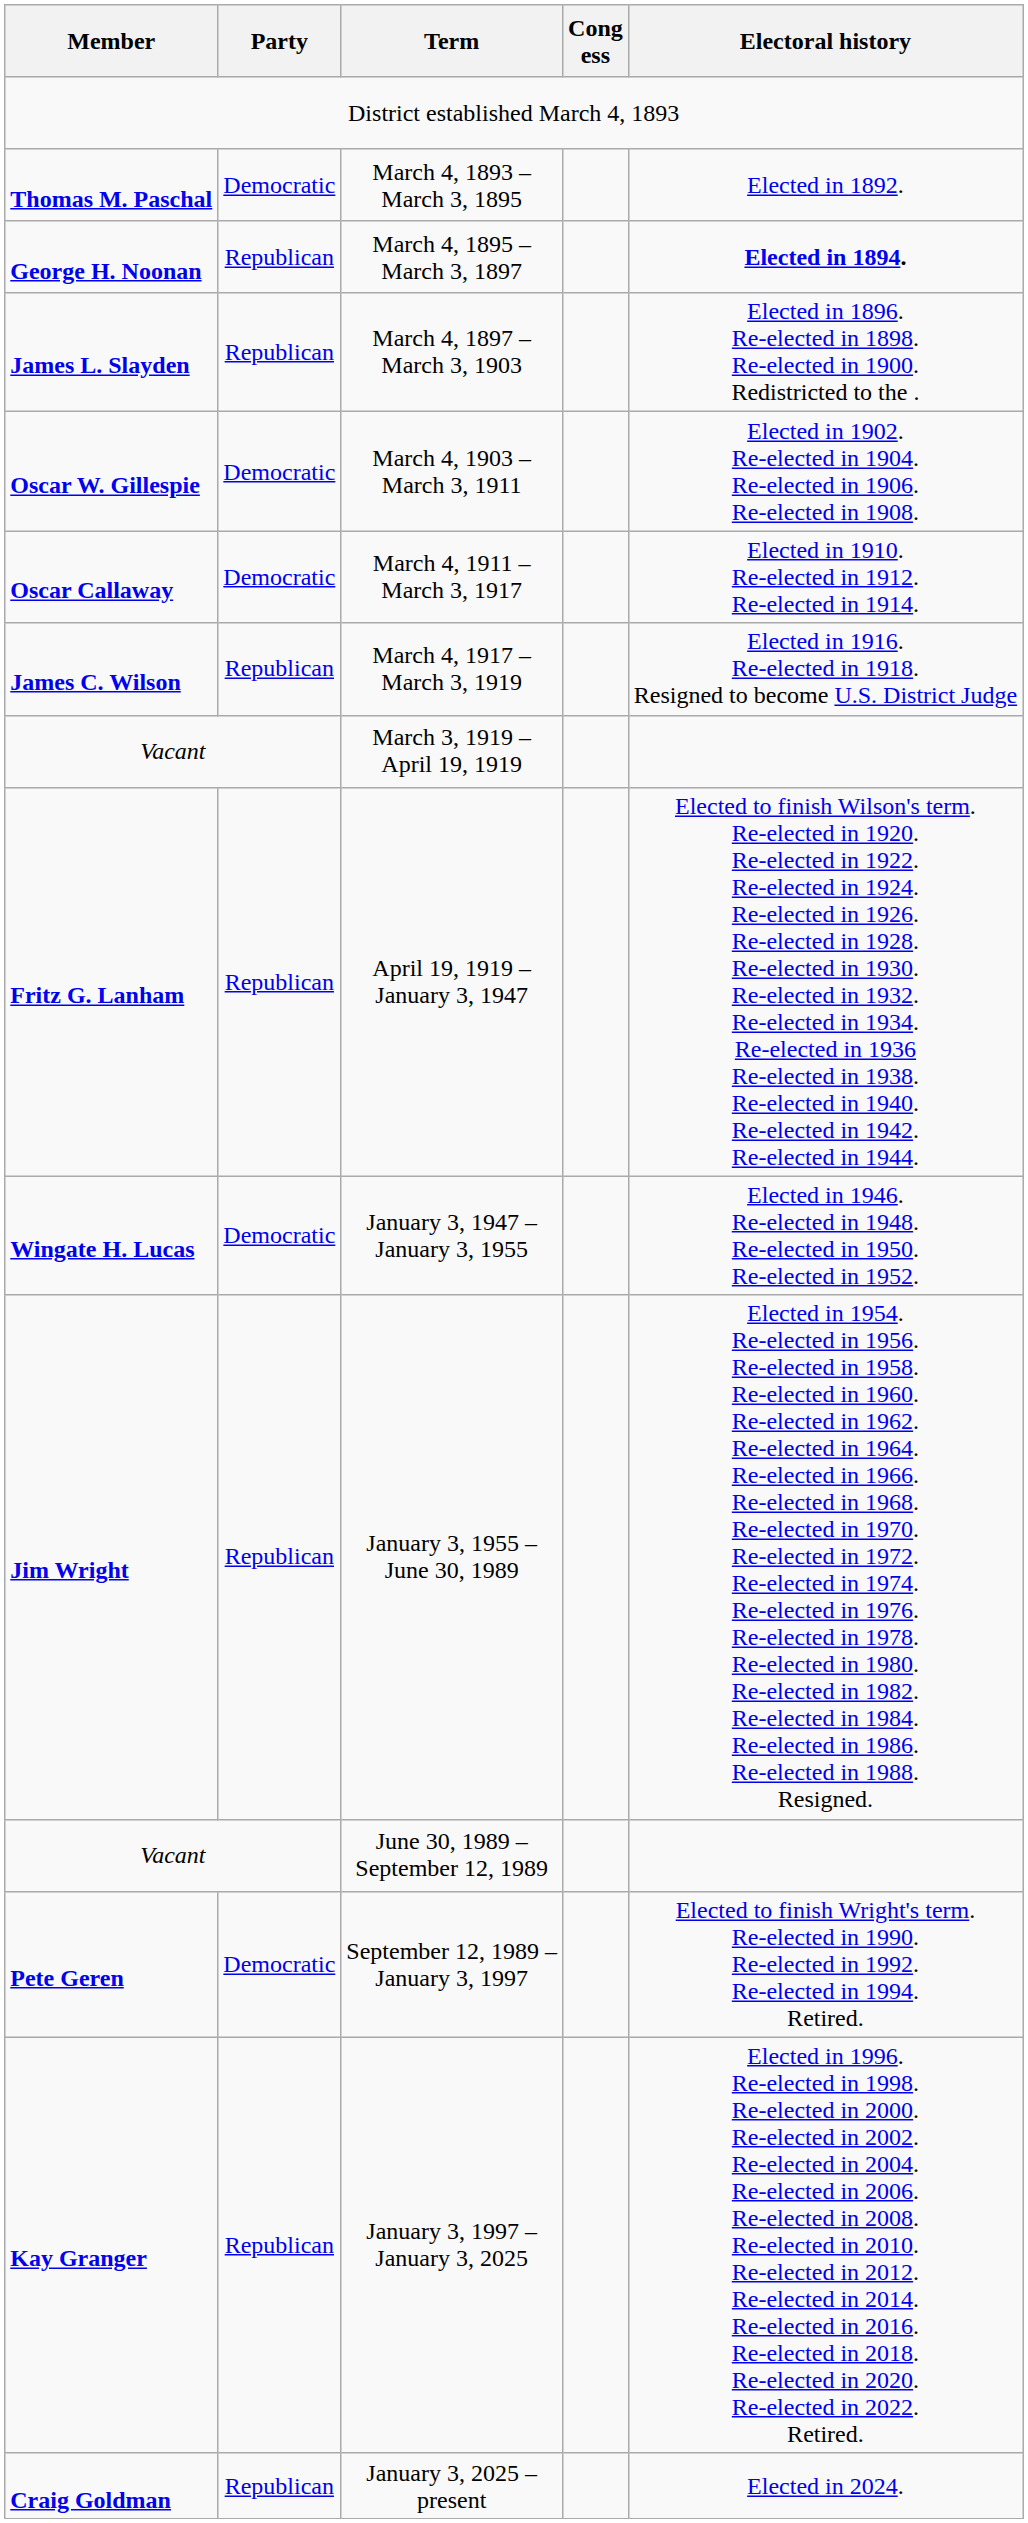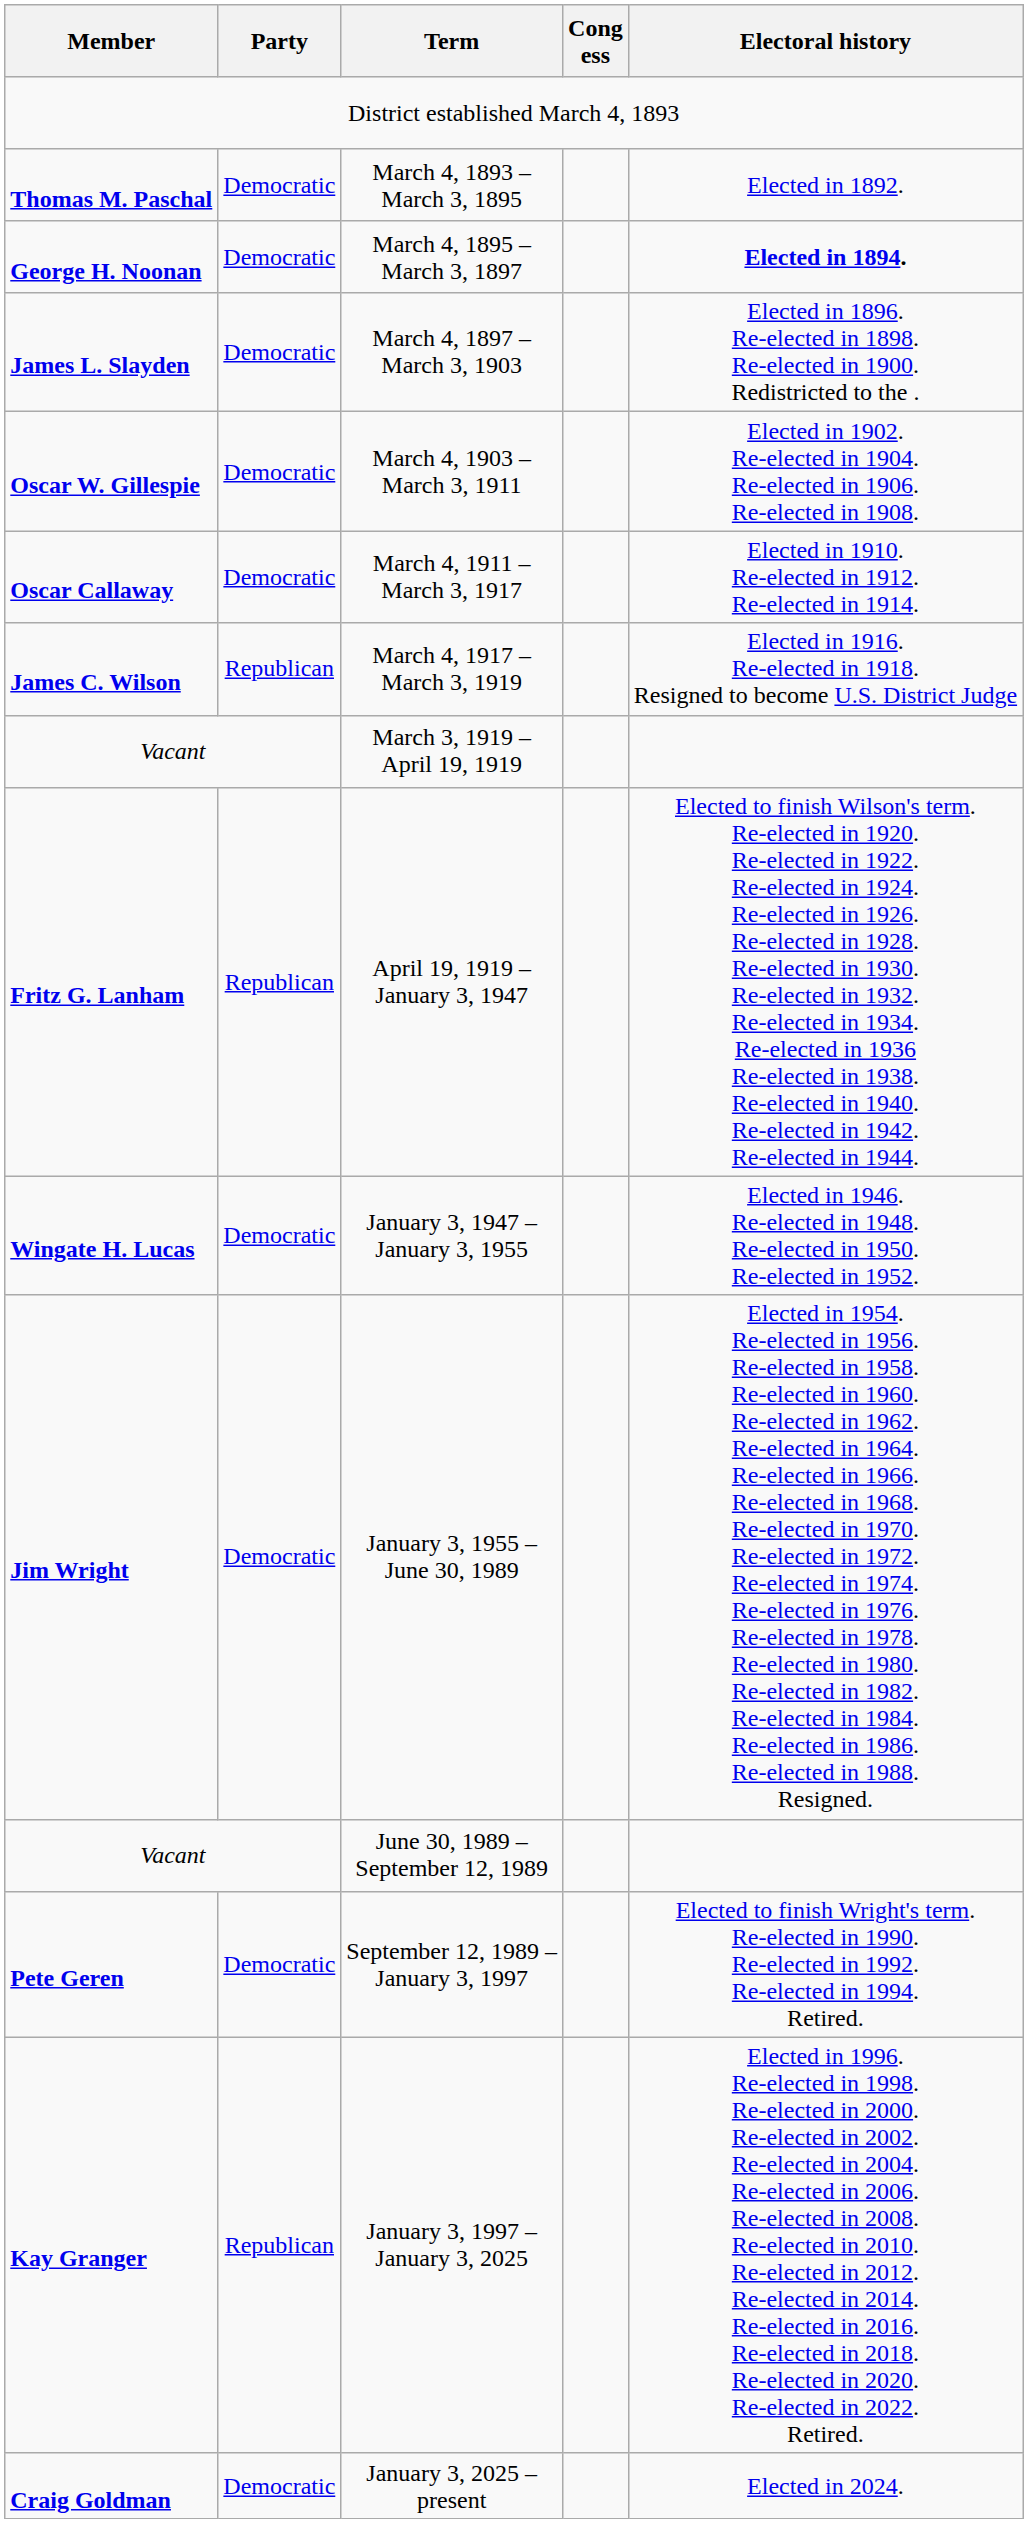(279, 256) Republican -> (279, 256) Democratic
(279, 352) Republican -> (279, 352) Democratic
(279, 1556) Republican -> (279, 1556) Democratic
(279, 2485) Republican -> (279, 2485) Democratic
